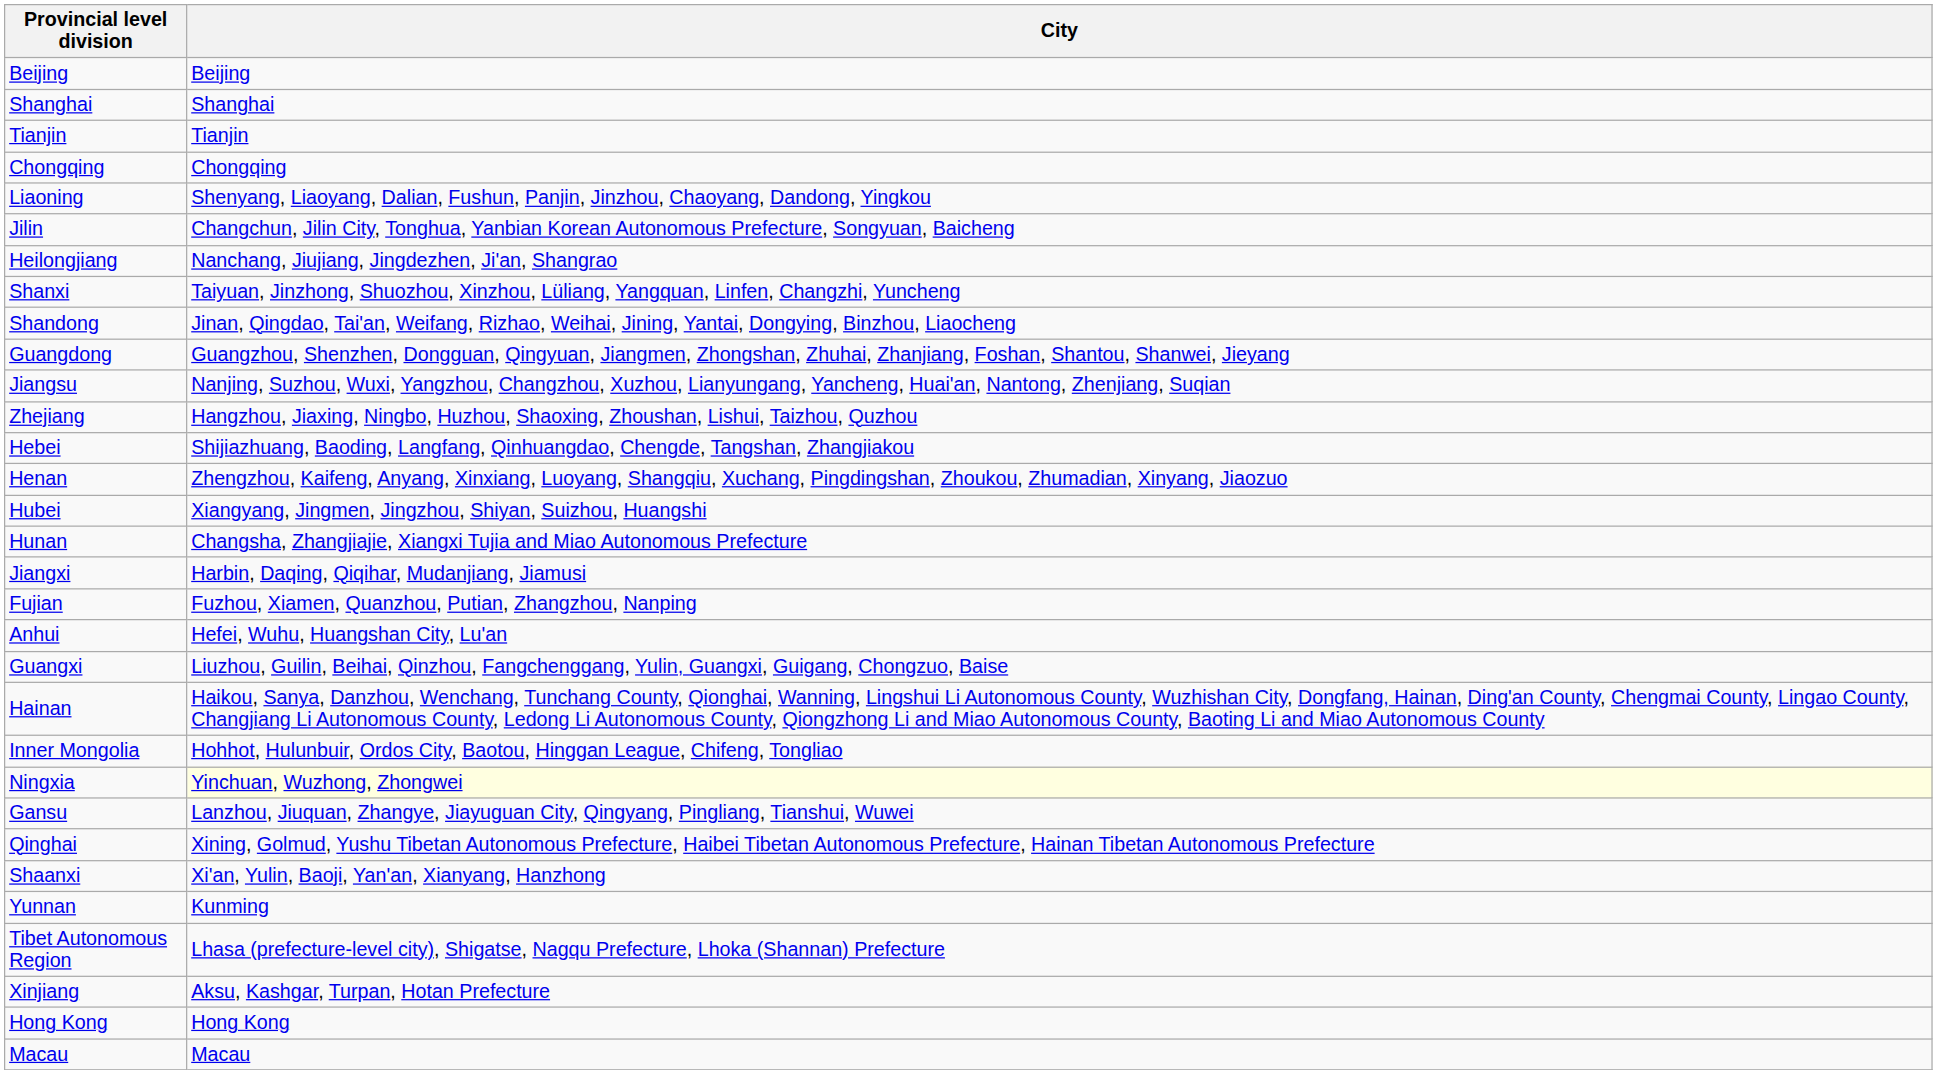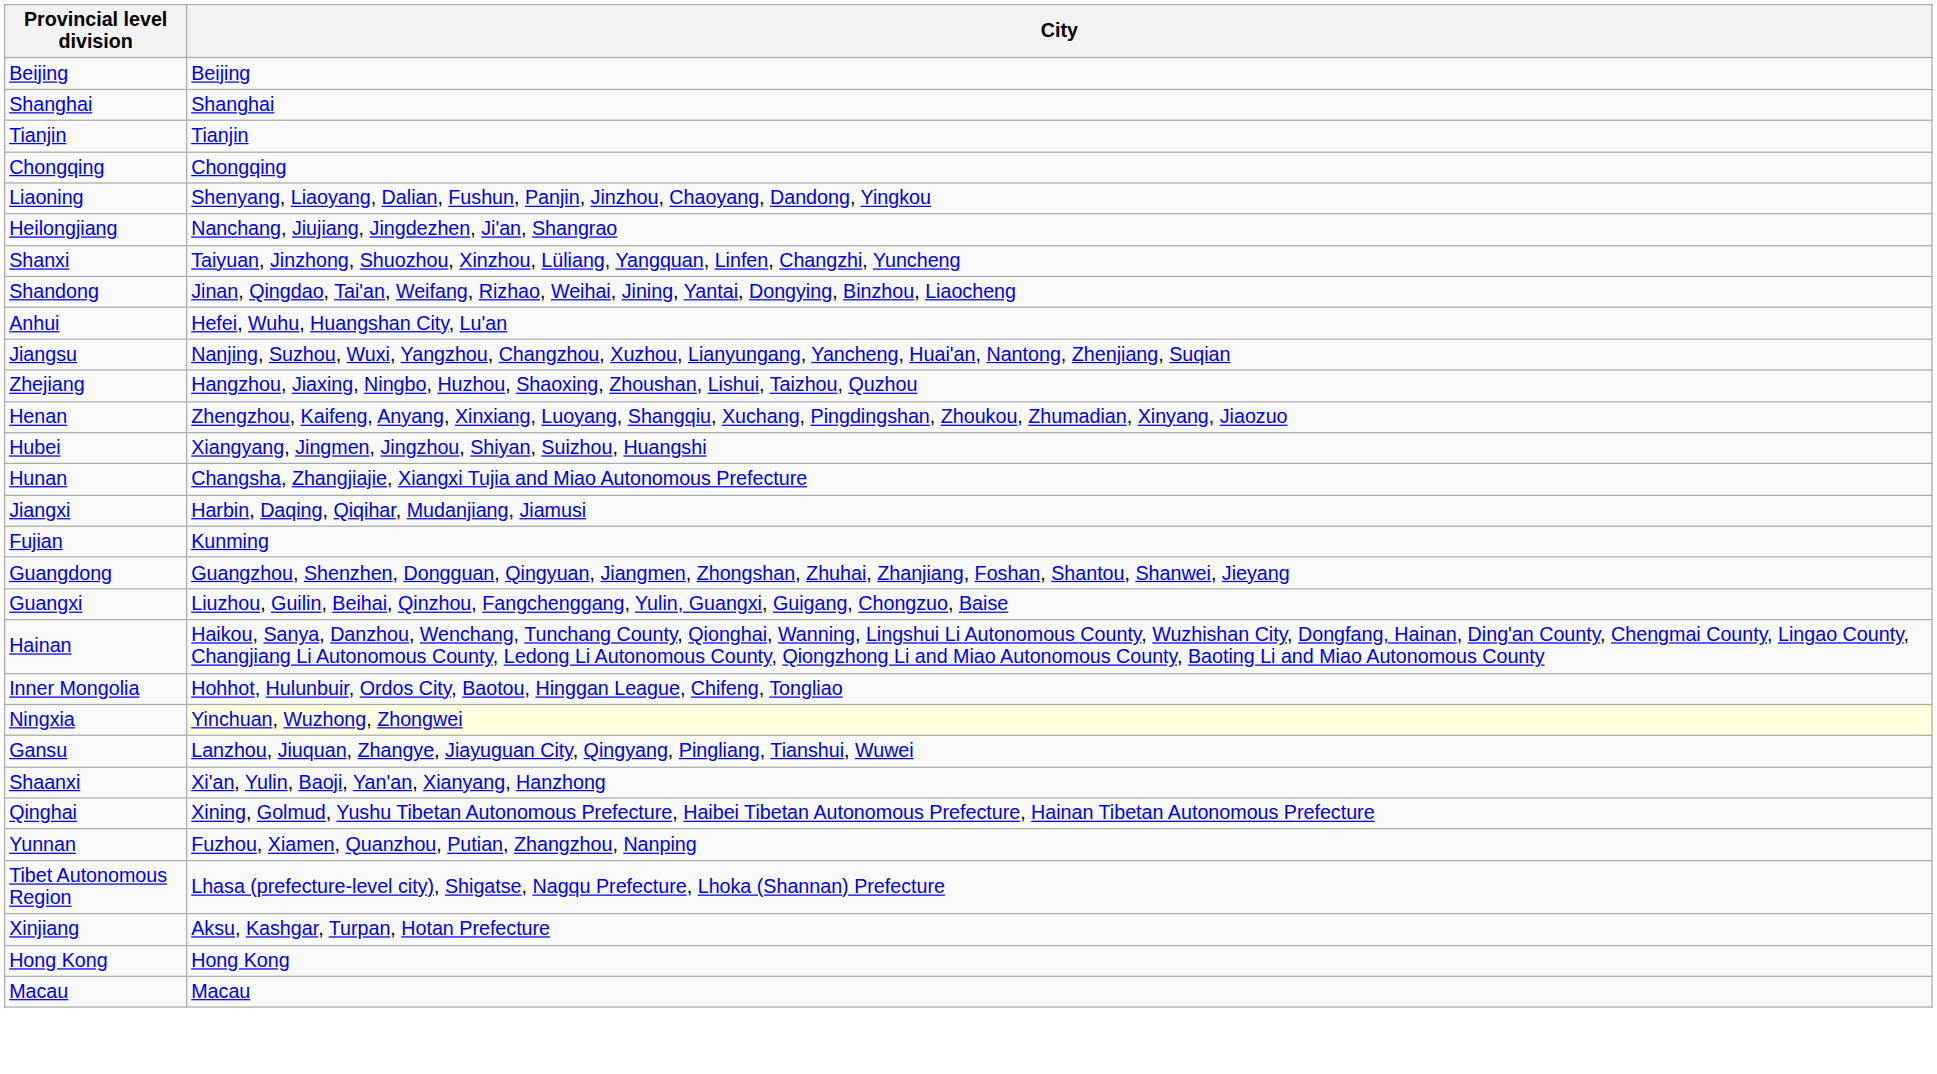- row: (26, 229)
rows swapped: (34, 635) <-> (61, 354)
- row: (35, 447)
(444, 604) Fuzhou, Xiamen, Quanzhou, Putian, Zhangzhou, Nanping -> (230, 541) Kunming
rows swapped: (43, 844) <-> (45, 875)
(230, 907) Kunming -> (444, 844) Fuzhou, Xiamen, Quanzhou, Putian, Zhangzhou, Nanping
